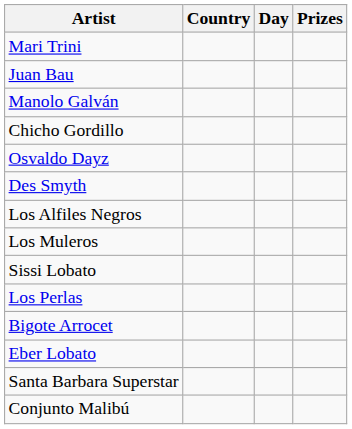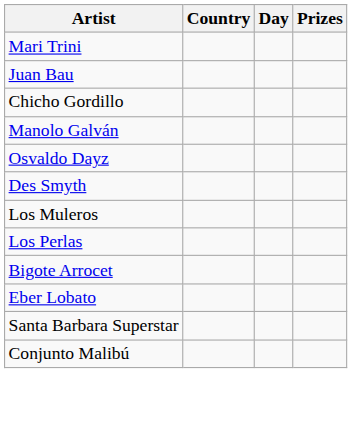rows swapped: (64, 102) <-> (66, 130)
- row: (75, 213)
- row: (52, 269)
